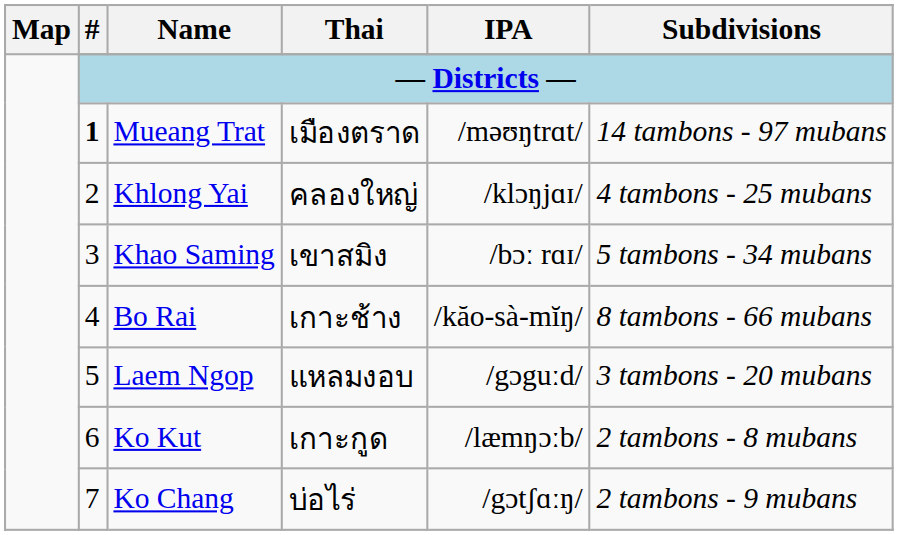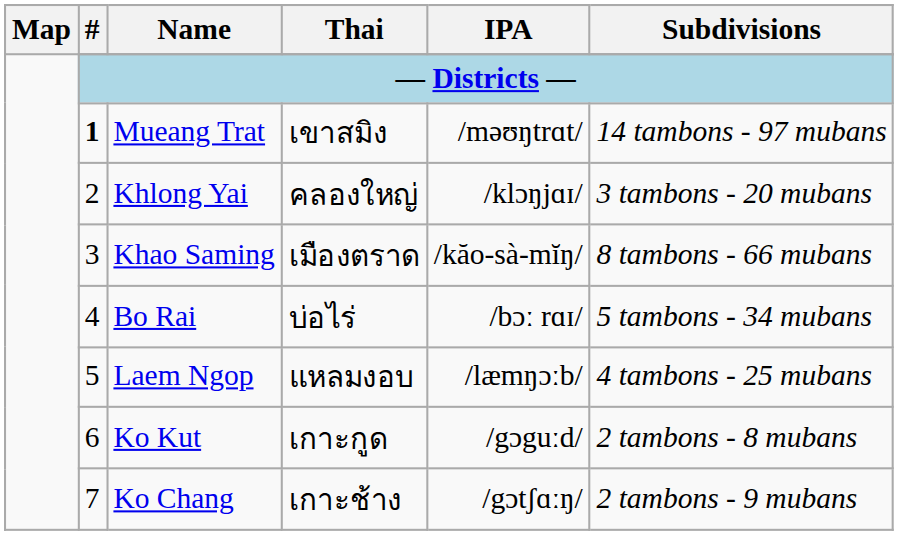(354, 134) เมืองตราด -> (338, 134) เขาสมิง
(734, 193) 4 tambons - 25 mubans -> (734, 193) 3 tambons - 20 mubans
(338, 256) เขาสมิง -> (354, 256) เมืองตราด
(536, 254) /bɔː rɑɪ/ -> (508, 254) /kăo-sà-mĭŋ/
(734, 254) 5 tambons - 34 mubans -> (734, 254) 8 tambons - 66 mubans
(345, 317) เกาะช้าง -> (323, 317) บ่อไร่
(508, 315) /kăo-sà-mĭŋ/ -> (536, 315) /bɔː rɑɪ/
(734, 315) 8 tambons - 66 mubans -> (734, 315) 5 tambons - 34 mubans
(534, 376) /gɔguːd/ -> (524, 376) /læmŋɔːb/
(734, 376) 3 tambons - 20 mubans -> (734, 376) 4 tambons - 25 mubans
(524, 437) /læmŋɔːb/ -> (534, 437) /gɔguːd/
(323, 500) บ่อไร่ -> (345, 500) เกาะช้าง
